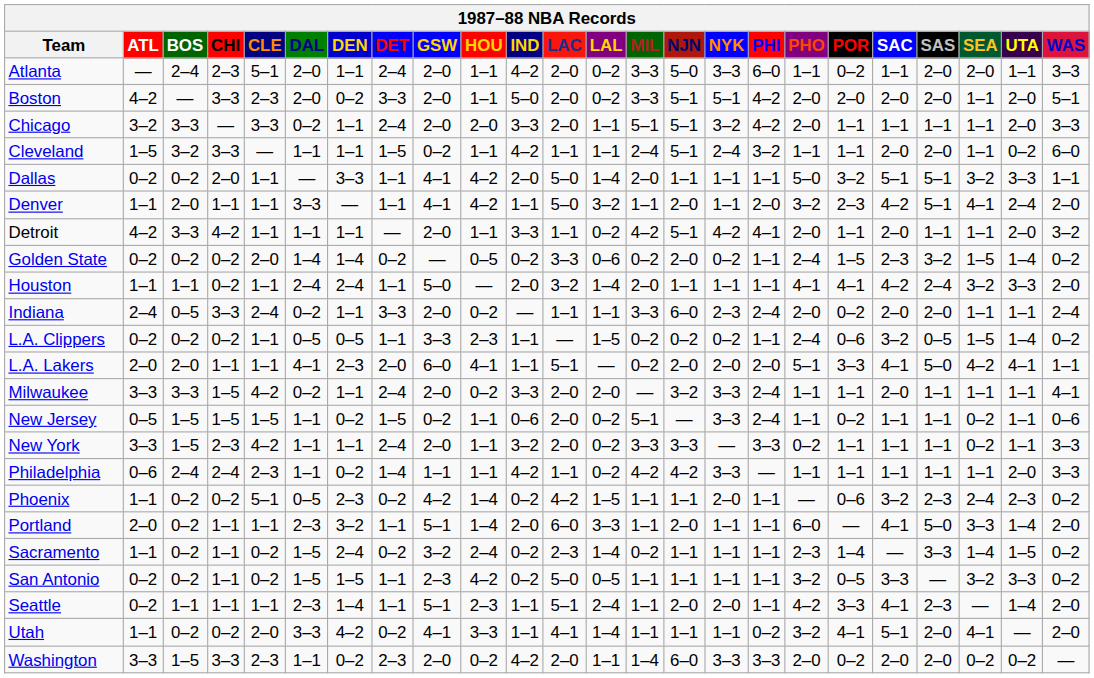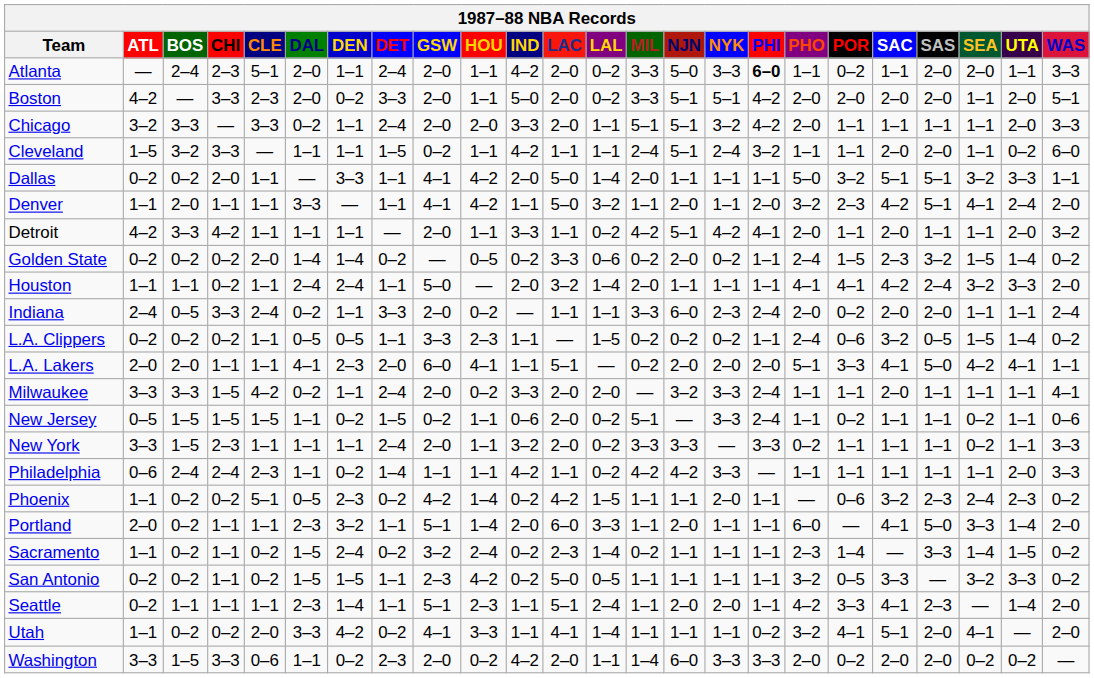(766, 72) normal -> (766, 72) bold
(265, 445) 4–2 -> (265, 445) 1–1
(265, 659) 2–3 -> (265, 659) 0–6
